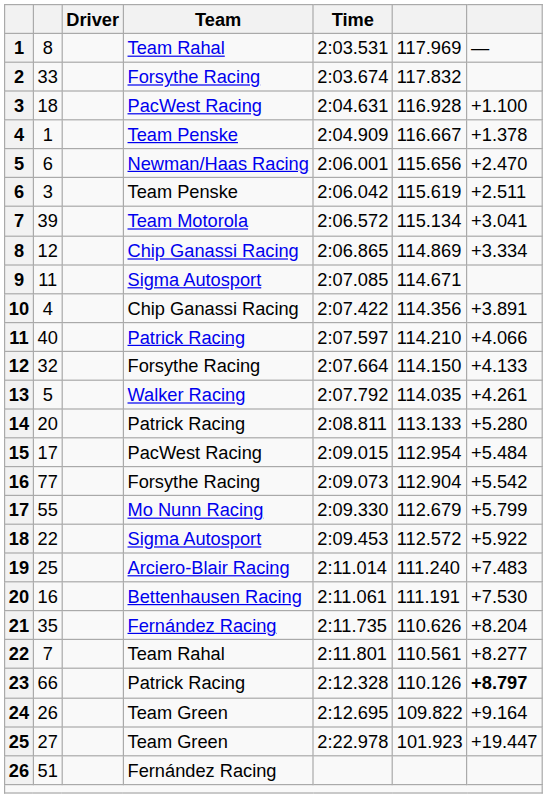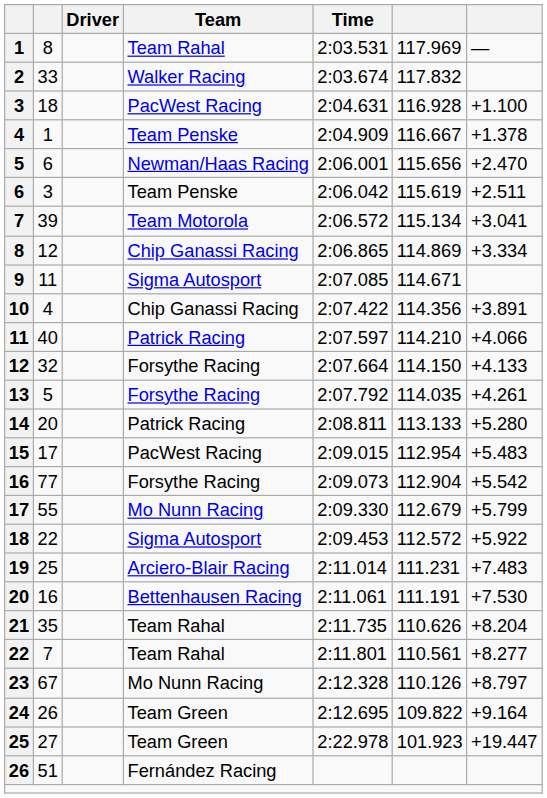(194, 77) Forsythe Racing -> (186, 77) Walker Racing
(186, 395) Walker Racing -> (194, 395) Forsythe Racing
(499, 452) +5.484 -> (499, 452) +5.483
(428, 568) 111.240 -> (428, 568) 111.231
(202, 626) Fernández Racing -> (176, 626) Team Rahal
(48, 683) 66 -> (48, 683) 67
(186, 683) Patrick Racing -> (195, 683) Mo Nunn Racing
(499, 683) bold -> (499, 683) normal
